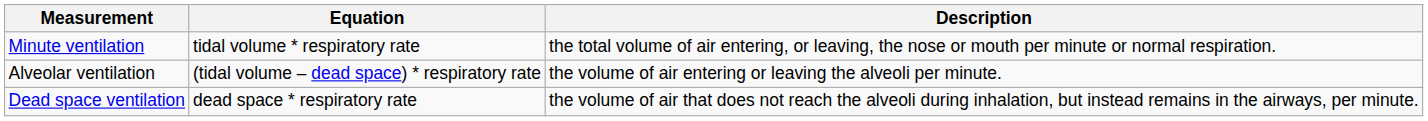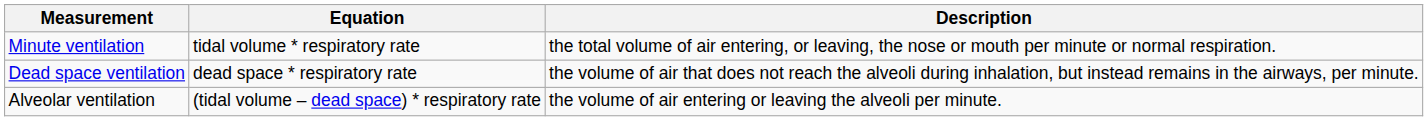rows swapped: (82, 73) <-> (97, 101)
